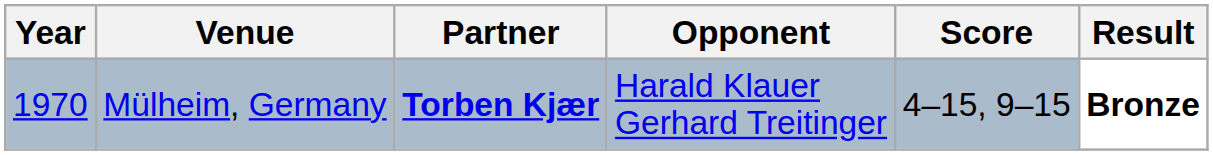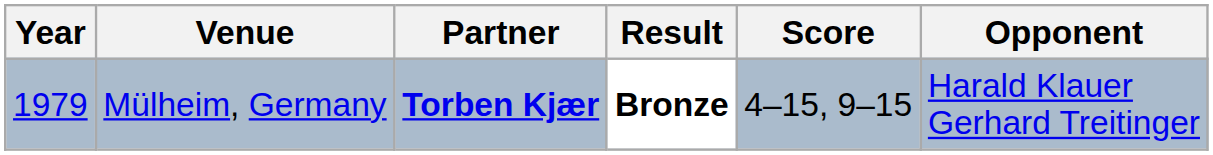columns swapped: (751, 32) <-> (1143, 32)
(50, 104) 1970 -> (50, 104) 1979
